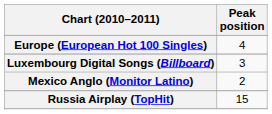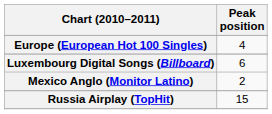(242, 63) 3 -> (242, 63) 6
